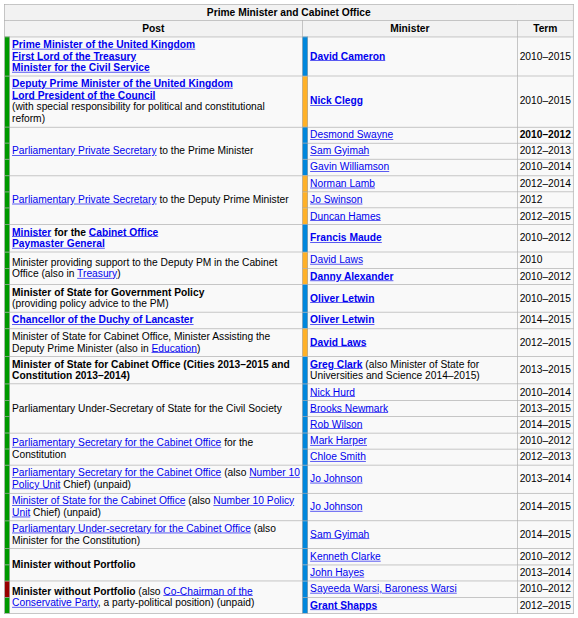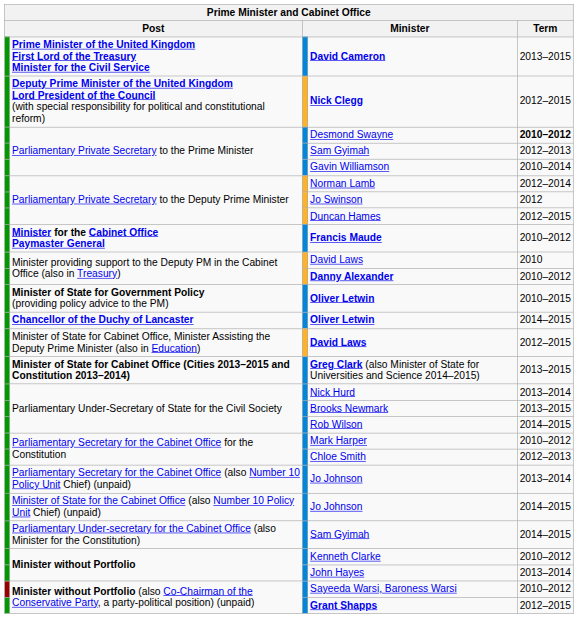(545, 56) 2010–2015 -> (545, 56) 2013–2015
(545, 101) 2010–2015 -> (545, 101) 2012–2015
(545, 392) 2010–2014 -> (545, 392) 2013–2014
